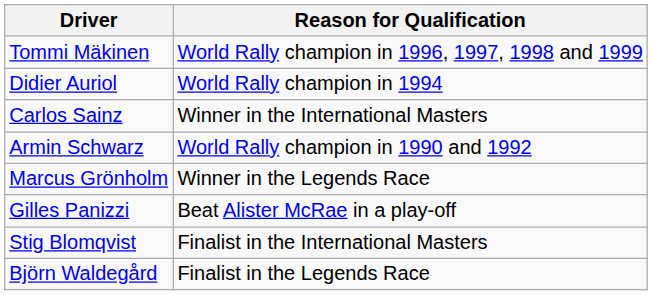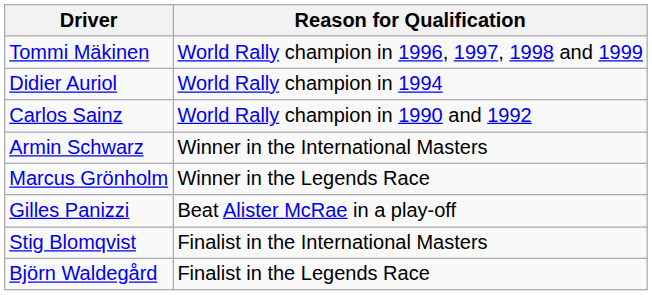(332, 115) Winner in the International Masters -> (355, 115) World Rally champion in 1990 and 1992
(355, 147) World Rally champion in 1990 and 1992 -> (332, 147) Winner in the International Masters
